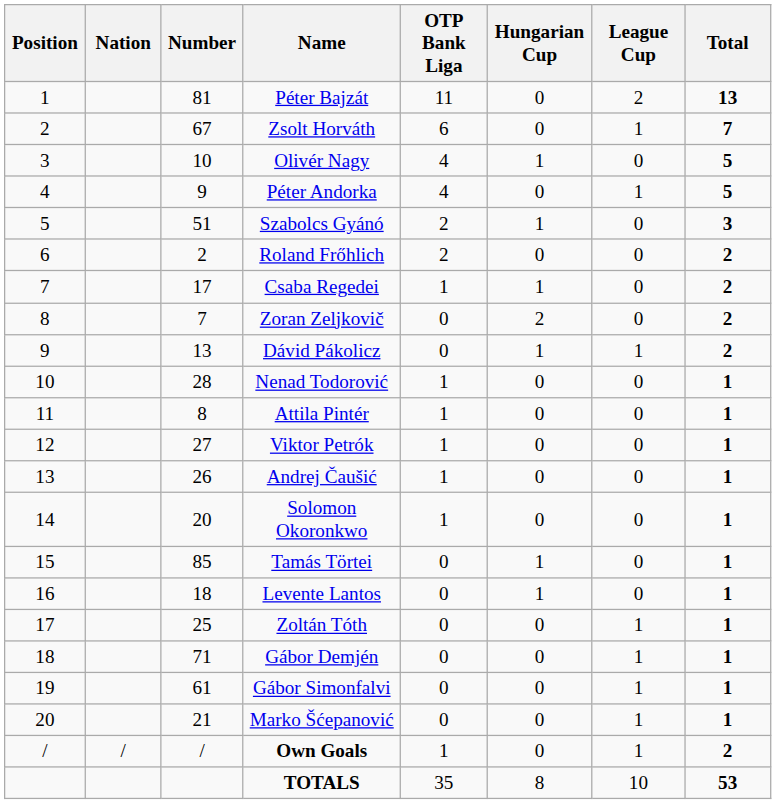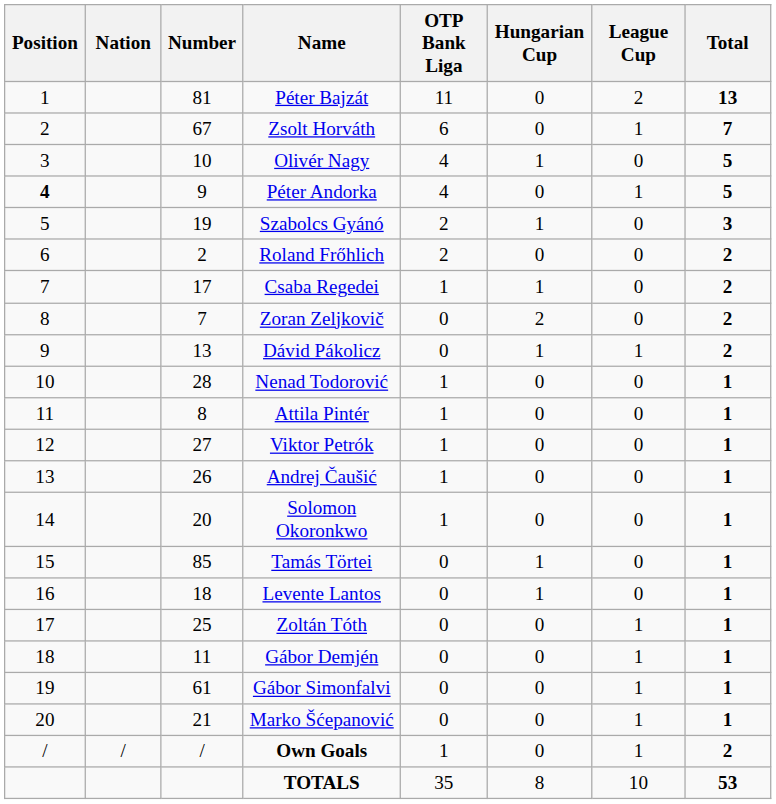(45, 192) normal -> (45, 192) bold
(202, 223) 51 -> (202, 223) 19
(202, 656) 71 -> (202, 656) 11
